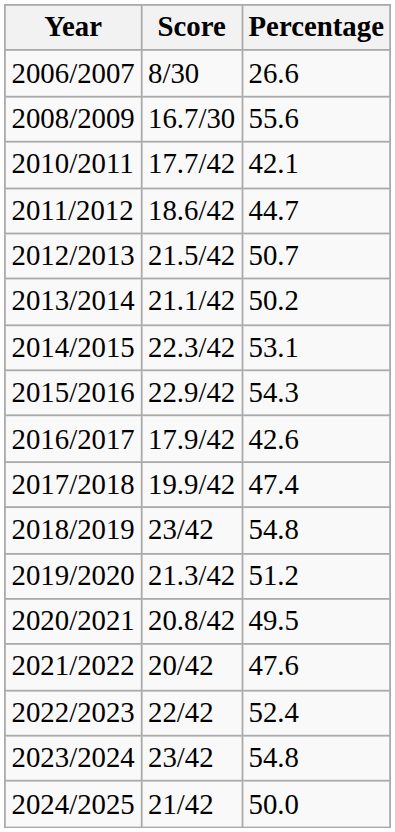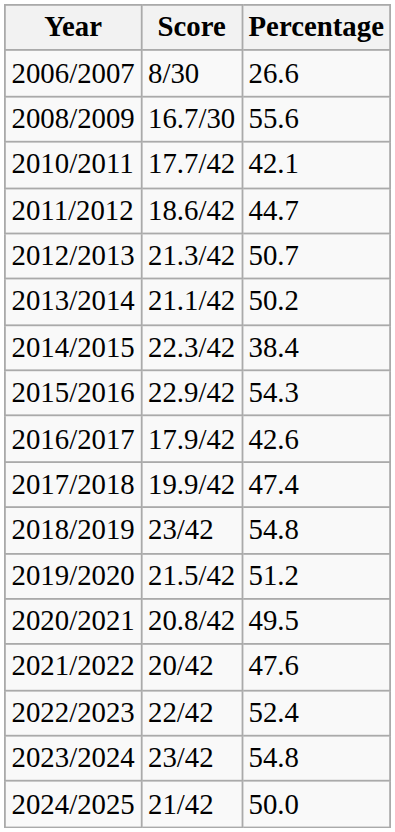(192, 255) 21.5/42 -> (192, 255) 21.3/42
(274, 347) 53.1 -> (274, 347) 38.4
(192, 575) 21.3/42 -> (192, 575) 21.5/42
